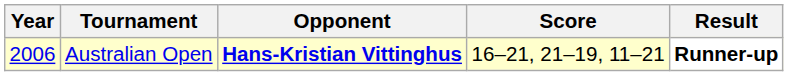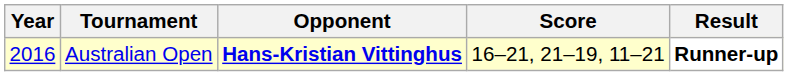(32, 54) 2006 -> (32, 54) 2016
